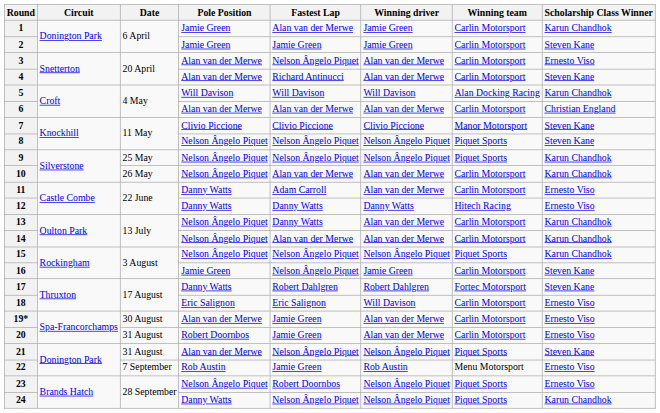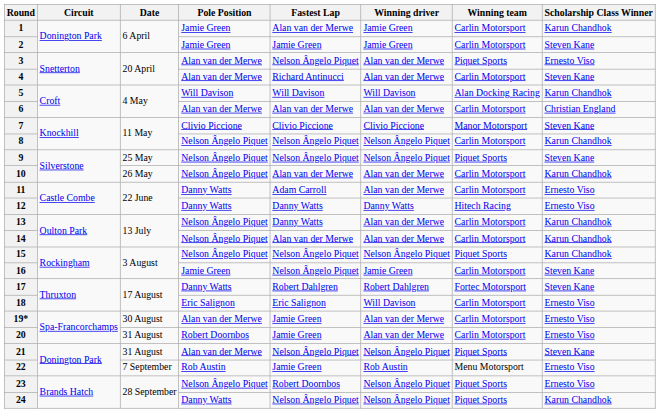(490, 60) Carlin Motorsport -> (481, 60) Piquet Sports
(481, 141) Piquet Sports -> (490, 141) Carlin Motorsport
(569, 141) Steven Kane -> (578, 141) Karun Chandhok
(578, 157) Karun Chandhok -> (569, 157) Steven Kane
